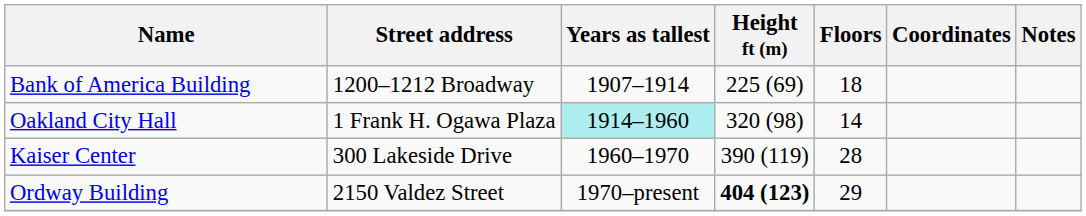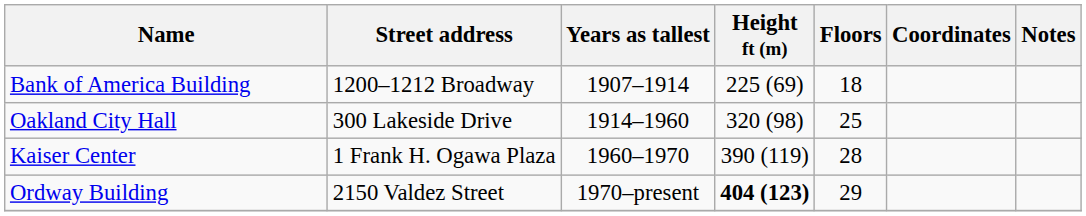(444, 120) 1 Frank H. Ogawa Plaza -> (422, 120) 300 Lakeside Drive
(638, 120) paleturquoise background -> (638, 120) no background
(851, 120) 14 -> (851, 120) 25
(422, 156) 300 Lakeside Drive -> (444, 156) 1 Frank H. Ogawa Plaza
